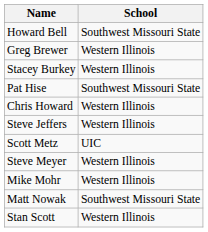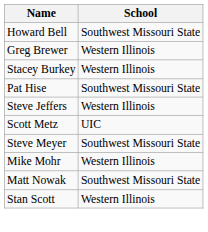- row: (40, 106)
(118, 161) Western Illinois -> (141, 143) Southwest Missouri State
